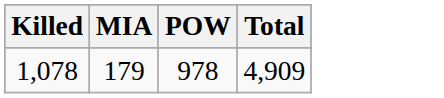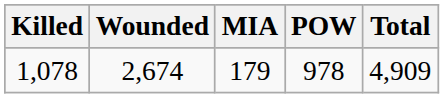+ column: (152, 26)
